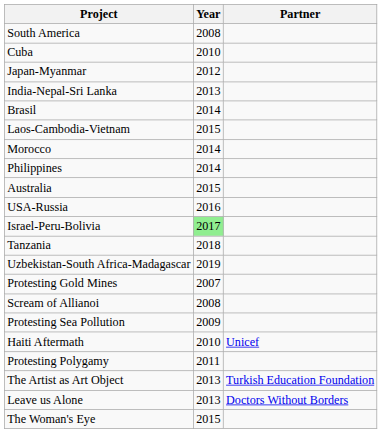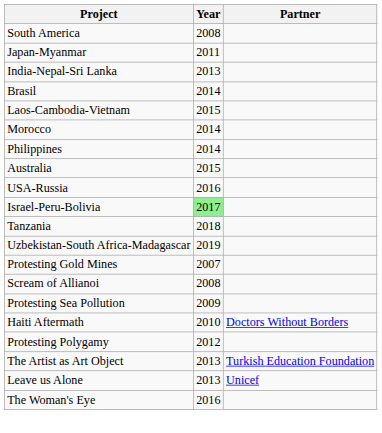- row: (20, 52)
(208, 71) 2012 -> (208, 52) 2011
(243, 341) Unicef -> (287, 322) Doctors Without Borders
(208, 361) 2011 -> (208, 341) 2012
(287, 399) Doctors Without Borders -> (243, 380) Unicef
(208, 419) 2015 -> (208, 399) 2016
